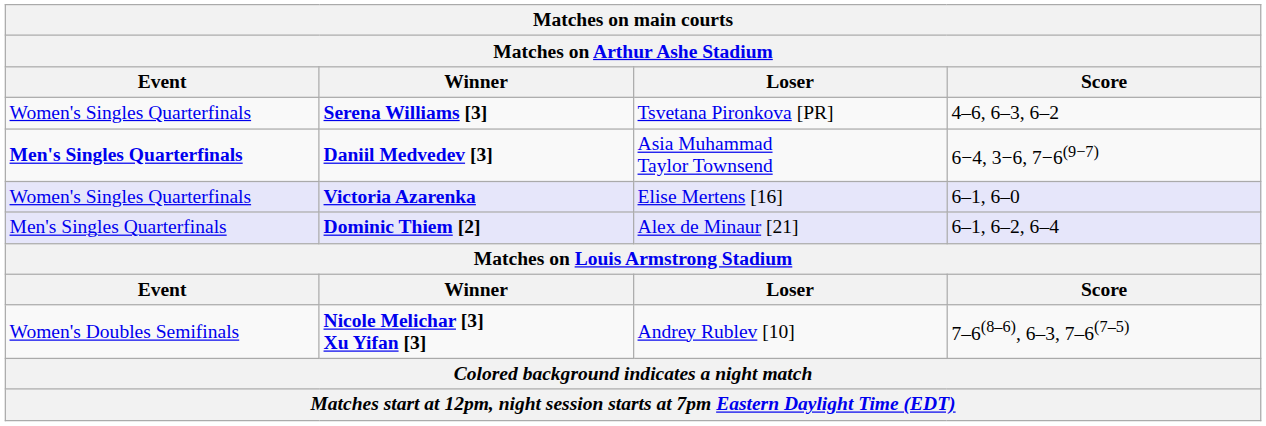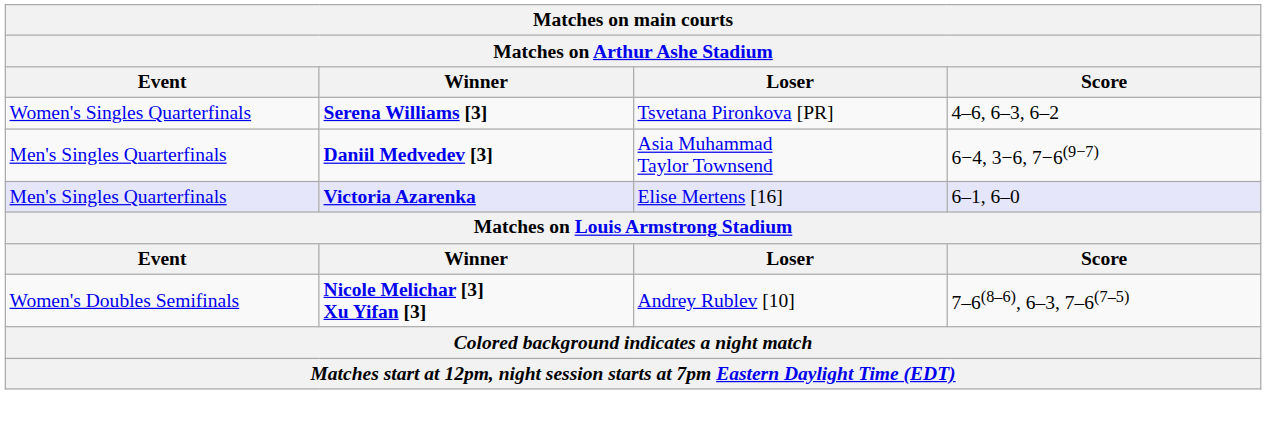(126, 154) bold -> (118, 154) normal
(130, 196) Women's Singles Quarterfinals -> (118, 196) Men's Singles Quarterfinals
- row: (402, 227)
